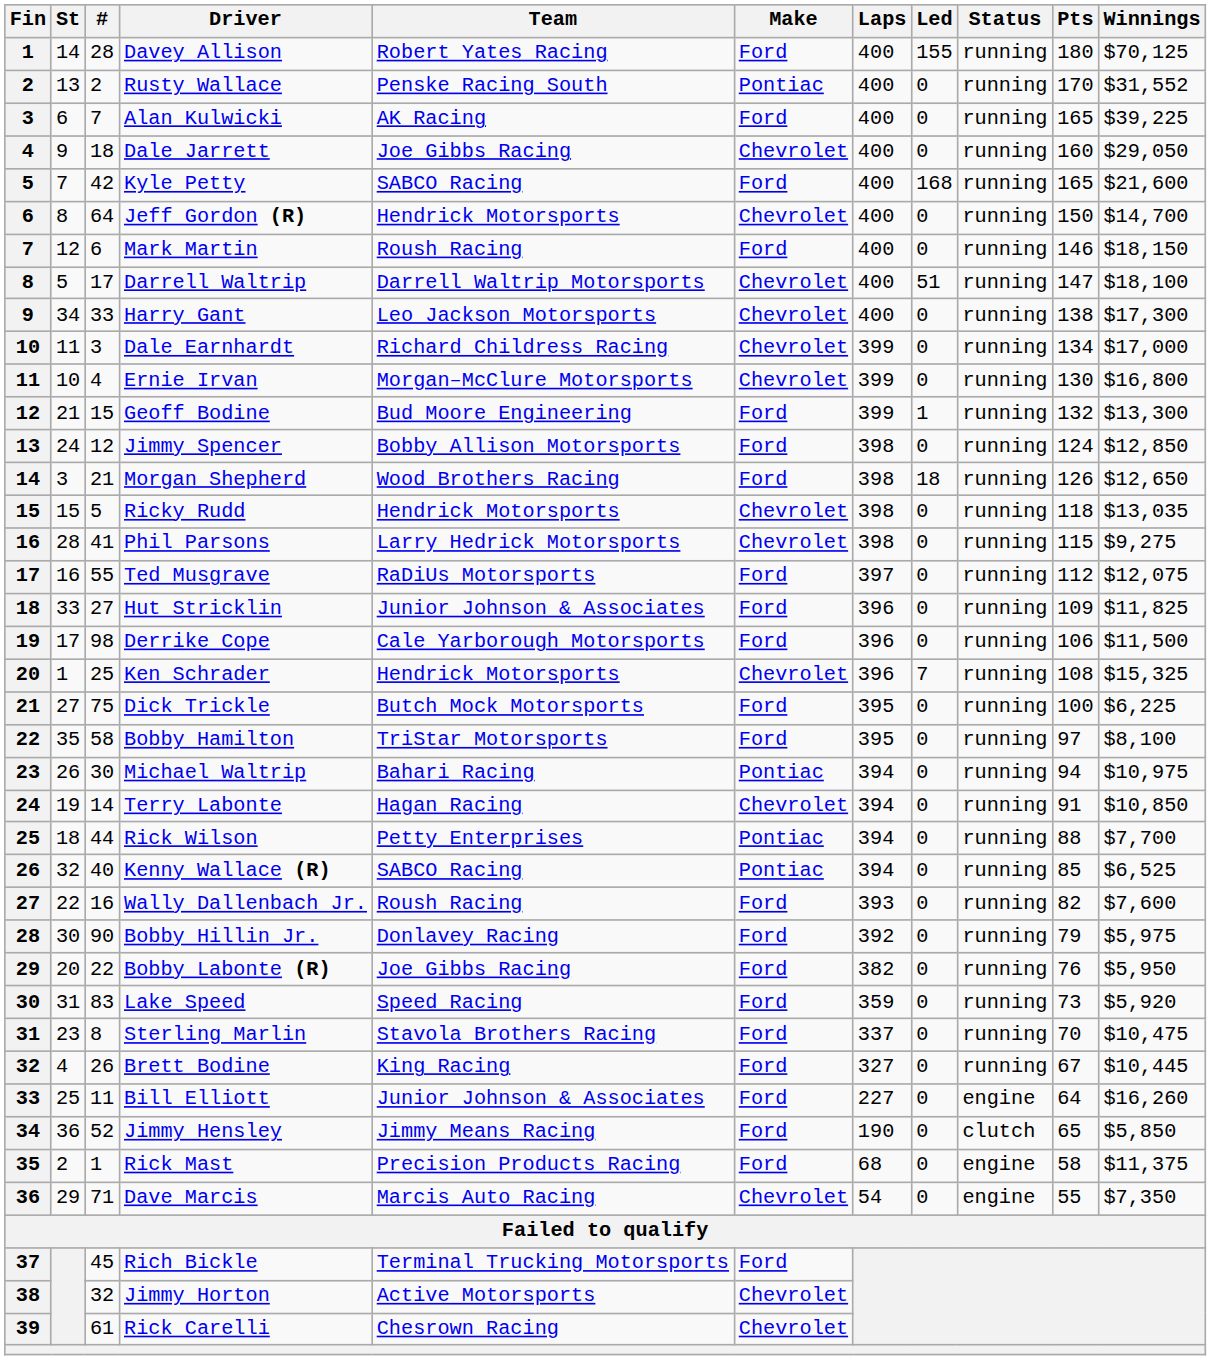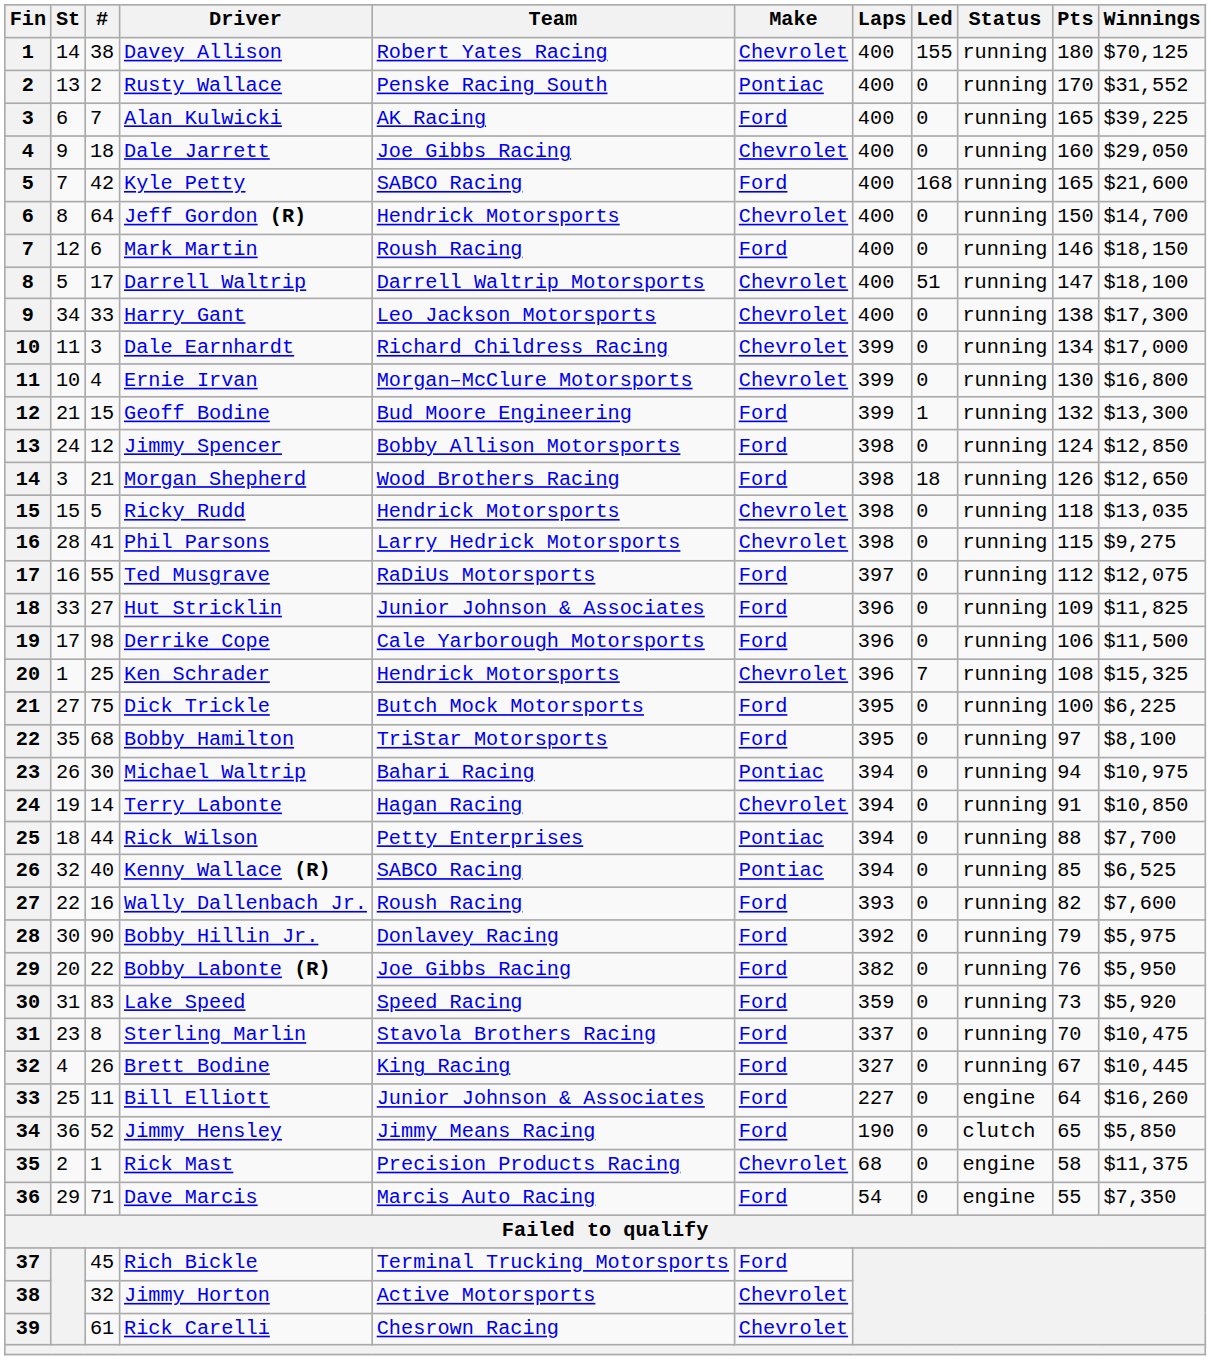(102, 54) 28 -> (102, 54) 38
(763, 54) Ford -> (793, 54) Chevrolet
(102, 741) 58 -> (102, 741) 68
(763, 1166) Ford -> (793, 1166) Chevrolet
(793, 1199) Chevrolet -> (763, 1199) Ford
